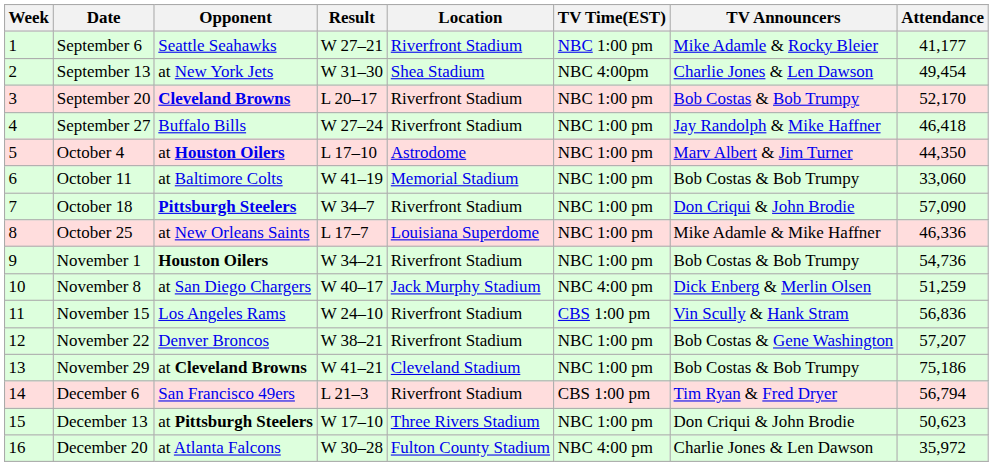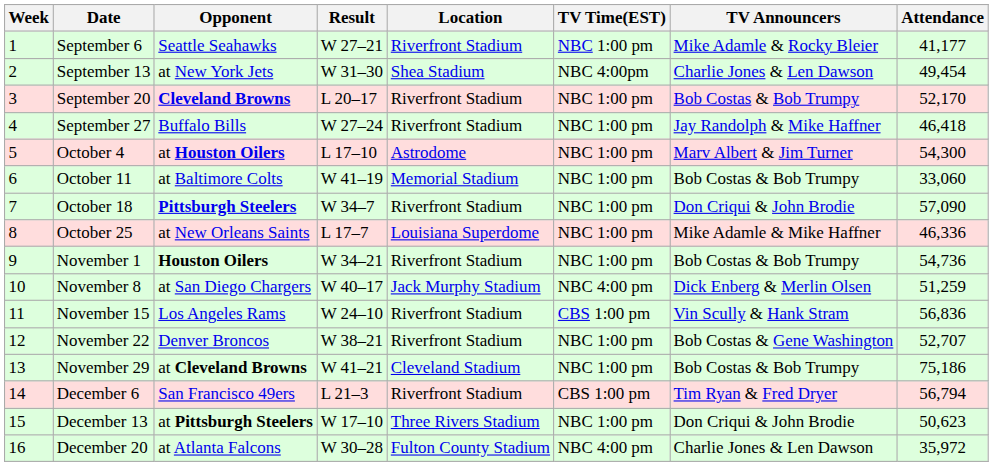(943, 152) 44,350 -> (943, 152) 54,300
(943, 340) 57,207 -> (943, 340) 52,707
